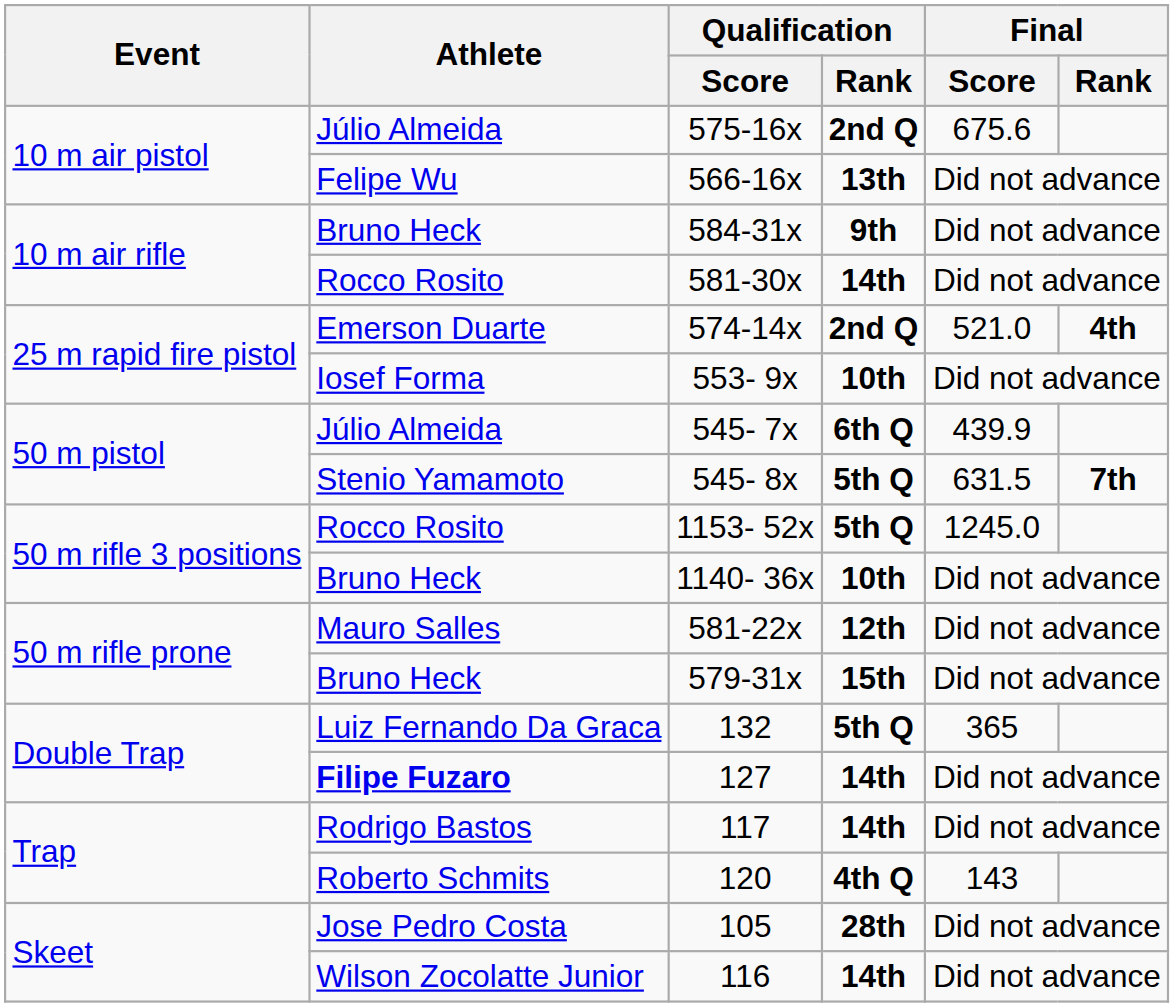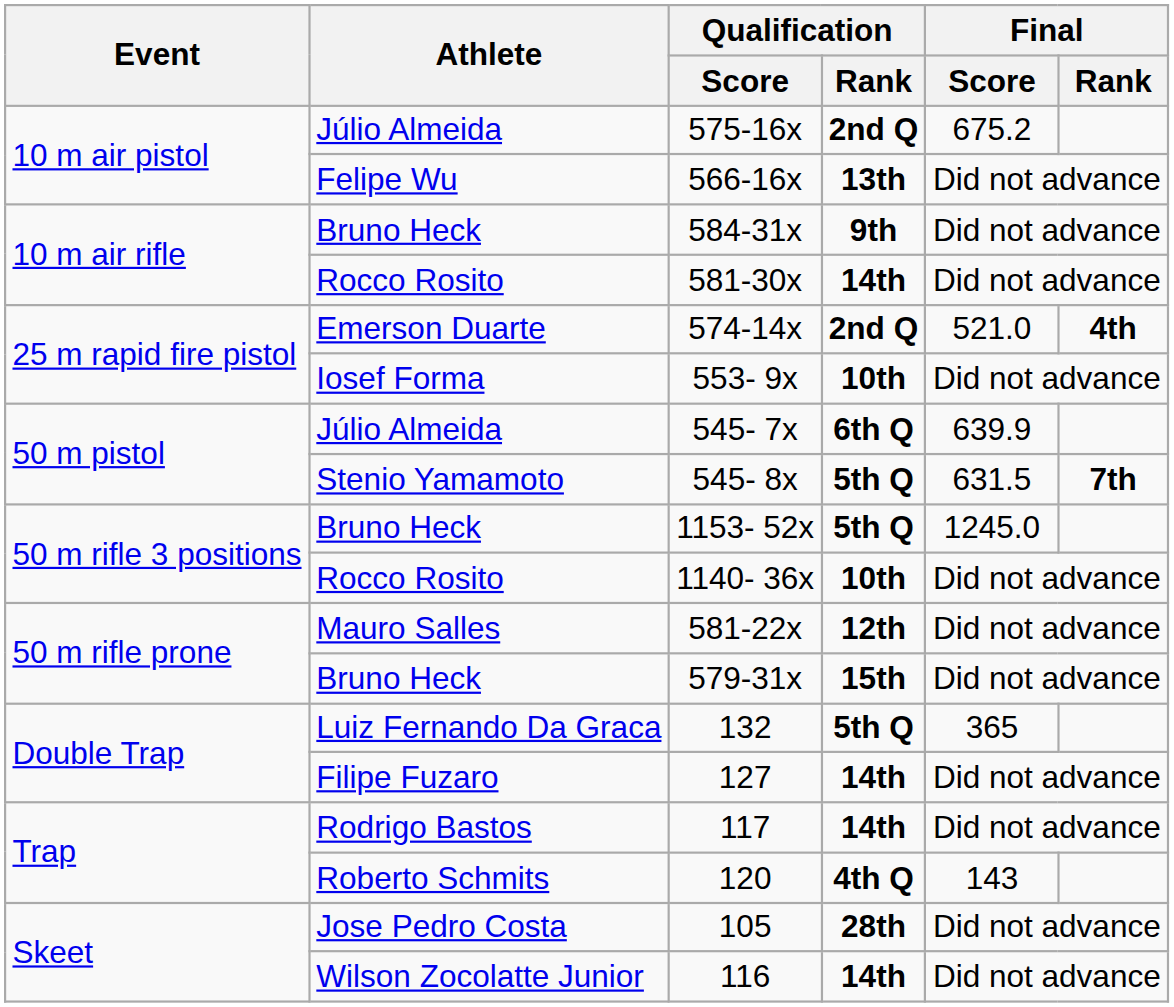(992, 130) 675.6 -> (992, 130) 675.2
(992, 429) 439.9 -> (992, 429) 639.9
(410, 529) Rocco Rosito -> (399, 529) Bruno Heck
(399, 578) Bruno Heck -> (410, 578) Rocco Rosito
(413, 778) bold -> (407, 778) normal
